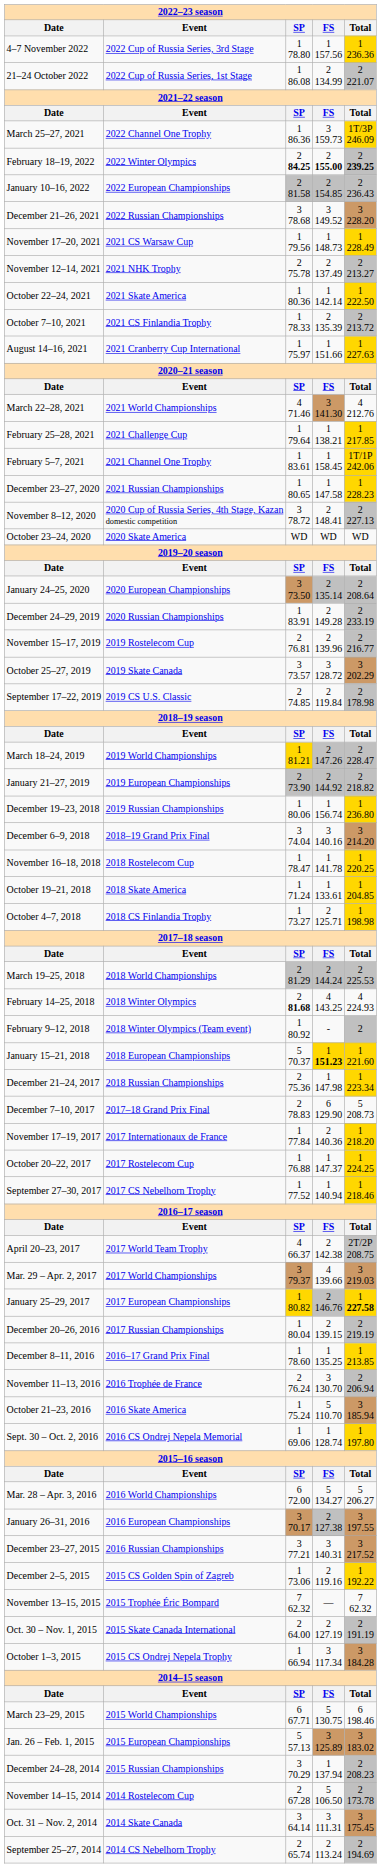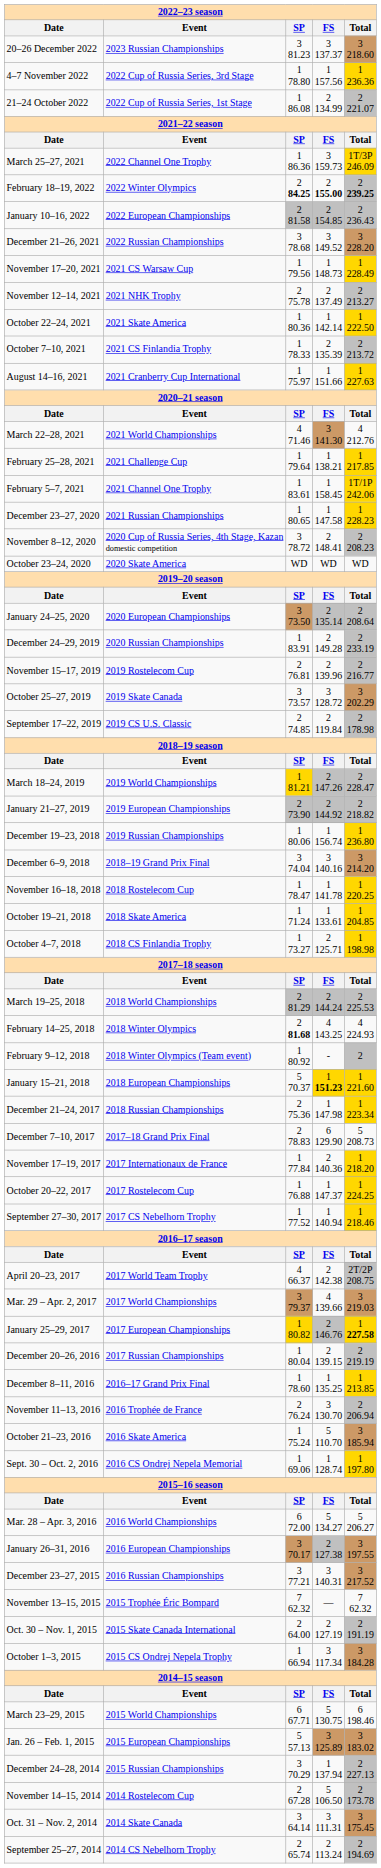+ row: (52, 49)
(360, 515) 2 227.13 -> (360, 542) 2 208.23
- row: (48, 1576)
(360, 1769) 2 208.23 -> (360, 1769) 2 227.13
